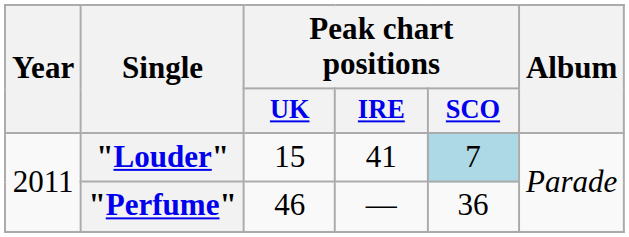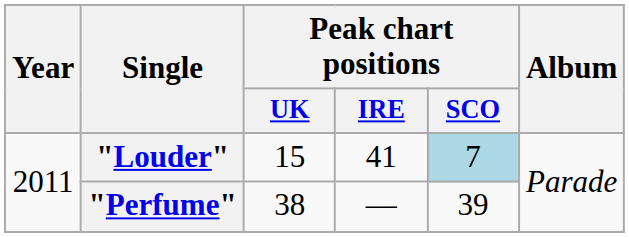(290, 206) 46 -> (290, 206) 38
(473, 206) 36 -> (473, 206) 39
